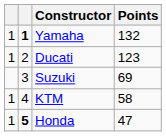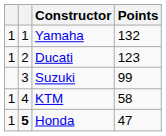(25, 36) bold -> (25, 36) normal
(125, 78) 69 -> (125, 78) 99
